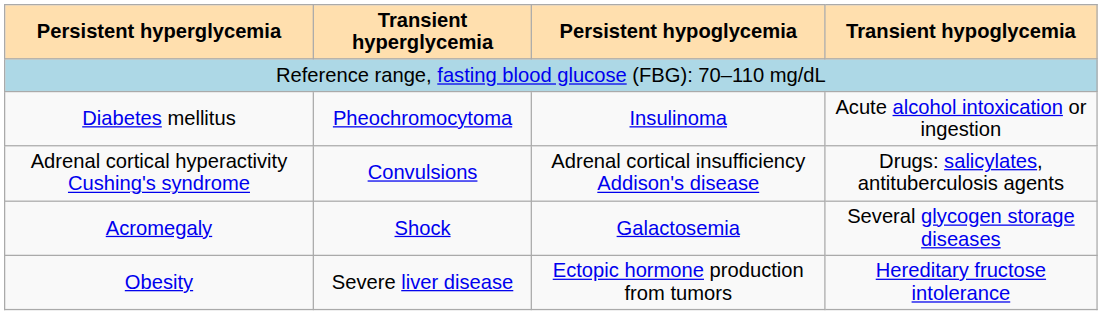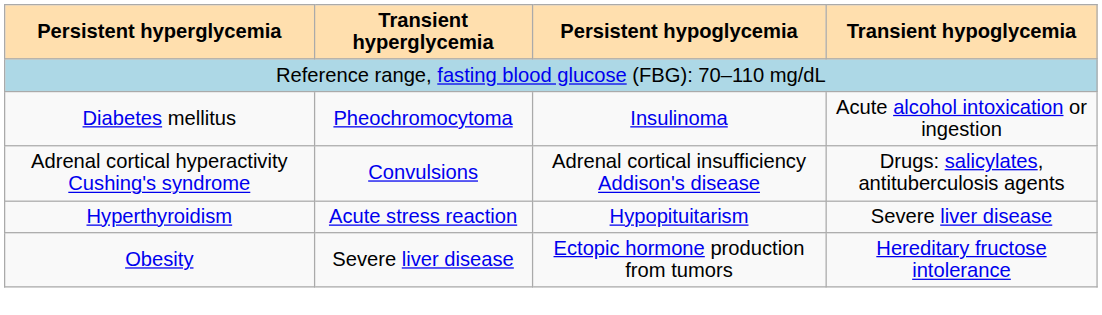+ row: (159, 216)
- row: (159, 227)
